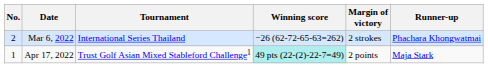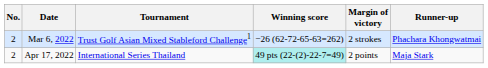(132, 38) International Series Thailand -> (164, 39) Trust Golf Asian Mixed Stableford Challenge1
(13, 54) 1 -> (13, 55) 2
(164, 54) Trust Golf Asian Mixed Stableford Challenge1 -> (132, 55) International Series Thailand
